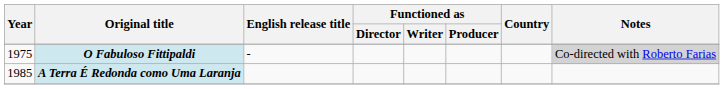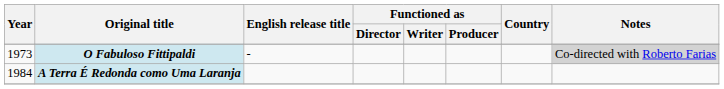(20, 53) 1975 -> (20, 53) 1973
(20, 73) 1985 -> (20, 73) 1984
